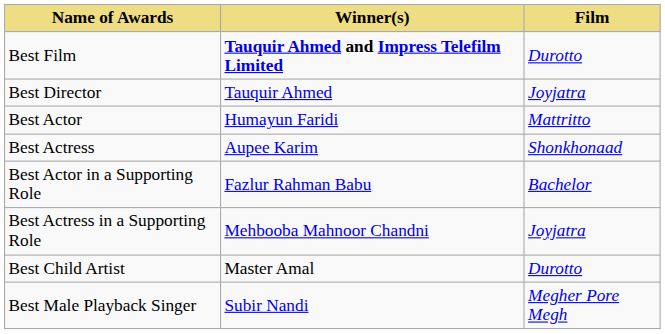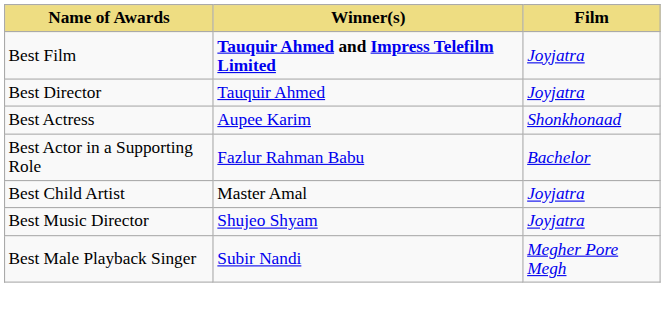(555, 55) Durotto -> (556, 55) Joyjatra
- row: (45, 119)
- row: (107, 231)
(555, 268) Durotto -> (556, 194) Joyjatra
+ row: (79, 221)
